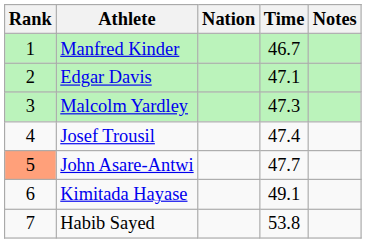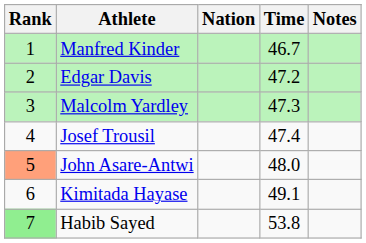(284, 77) 47.1 -> (284, 77) 47.2
(284, 164) 47.7 -> (284, 164) 48.0
(30, 223) no background -> (30, 223) lightgreen background
